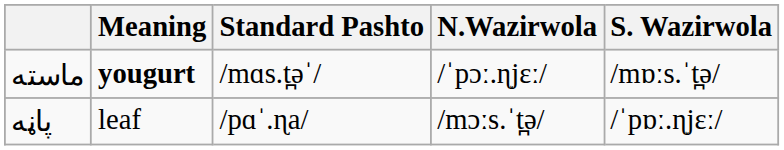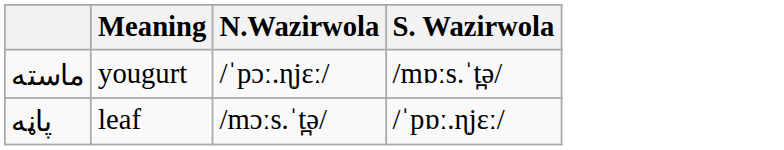- column: (322, 27)
(147, 73) bold -> (143, 73) normal
